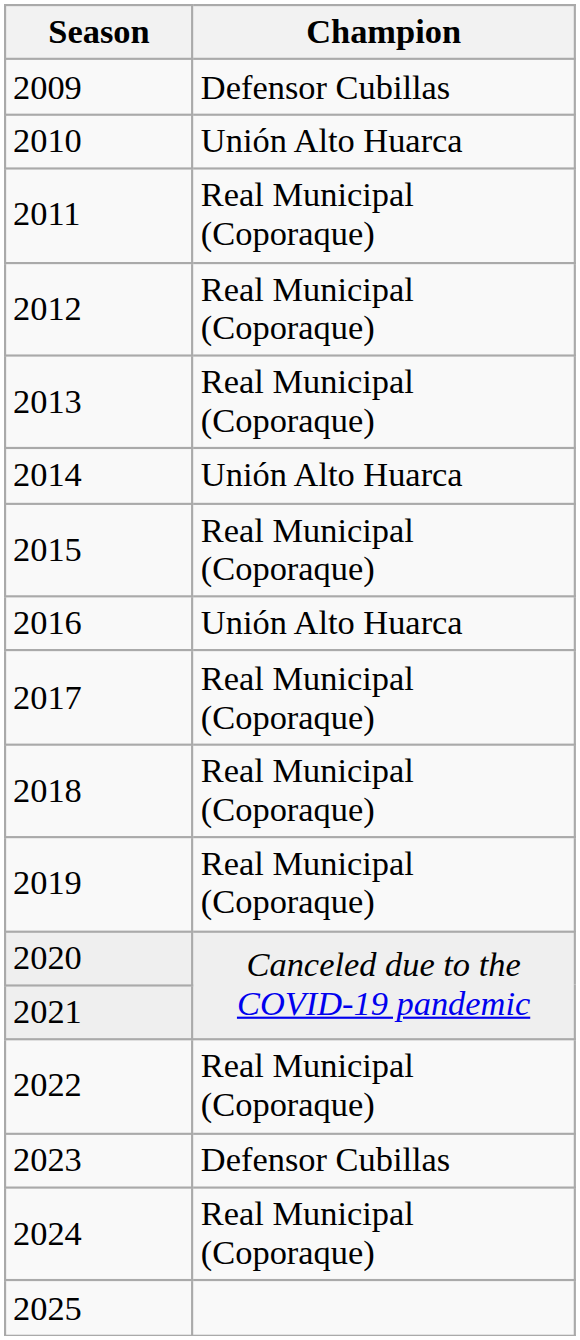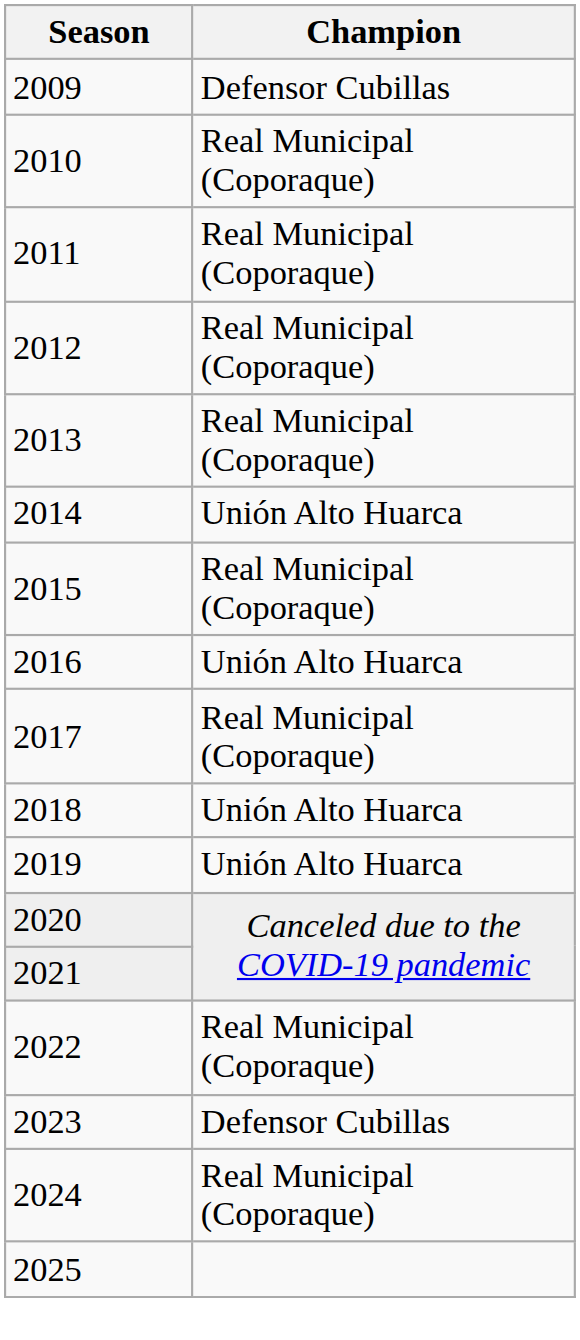(332, 140) Unión Alto Huarca -> (307, 160) Real Municipal (Coporaque)
(307, 790) Real Municipal (Coporaque) -> (332, 809) Unión Alto Huarca
(307, 883) Real Municipal (Coporaque) -> (332, 864) Unión Alto Huarca
